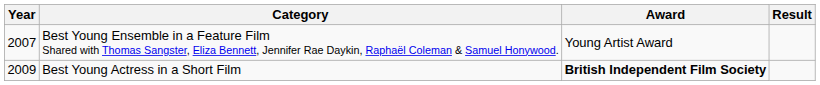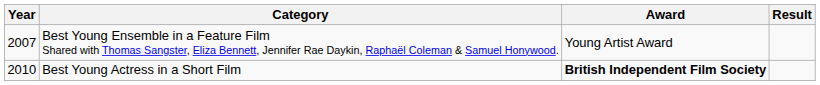(22, 70) 2009 -> (22, 70) 2010
